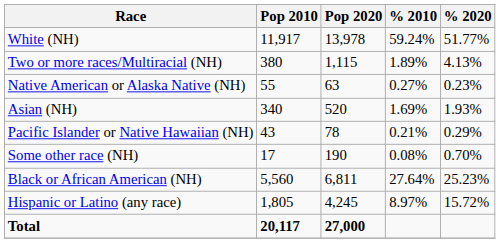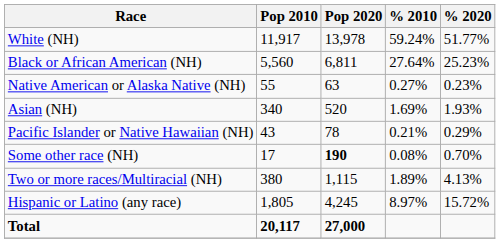rows swapped: (105, 179) <-> (115, 62)
(336, 156) normal -> (336, 156) bold
